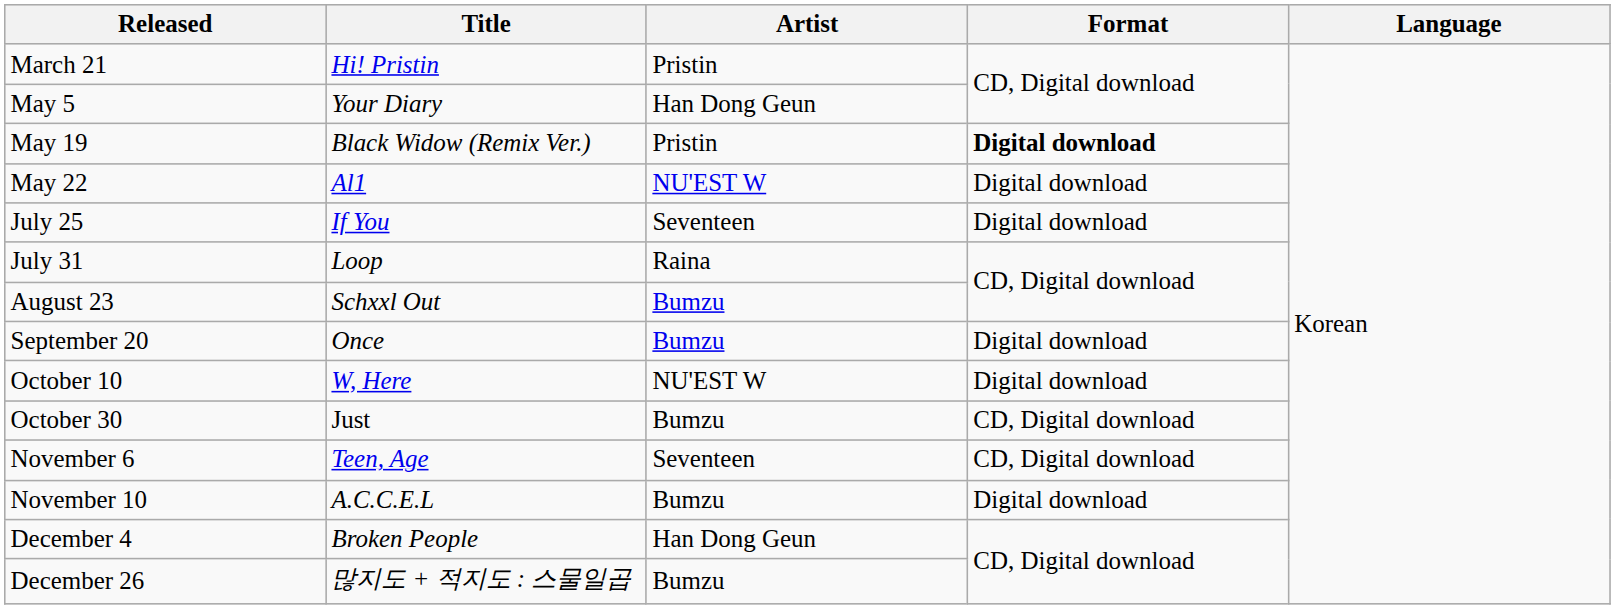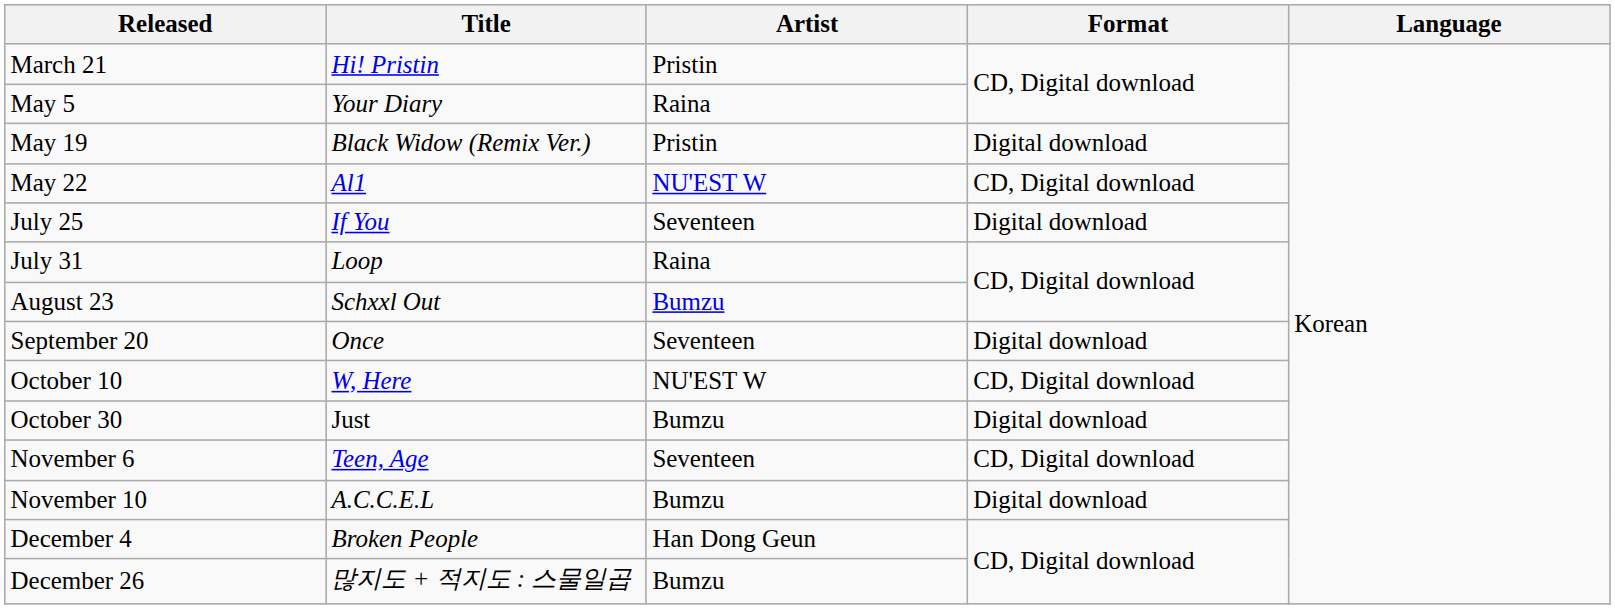(734, 103) Han Dong Geun -> (681, 103) Raina
(1064, 143) bold -> (1060, 143) normal
(1060, 182) Digital download -> (1084, 182) CD, Digital download
(688, 340) Bumzu -> (704, 340) Seventeen
(1060, 380) Digital download -> (1084, 380) CD, Digital download
(1084, 420) CD, Digital download -> (1060, 420) Digital download
